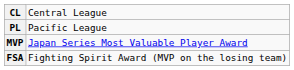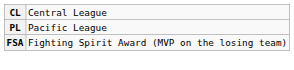- row: (15, 42)
